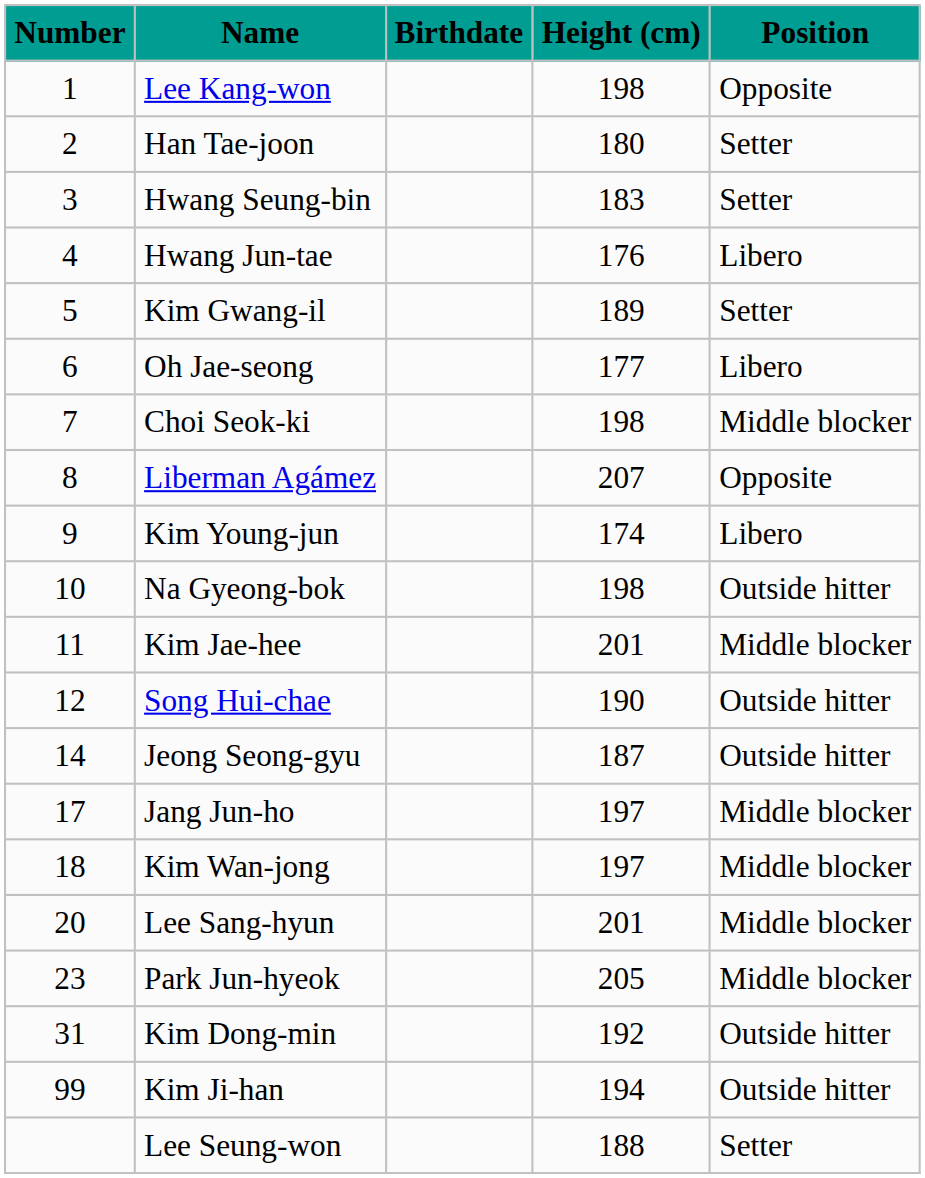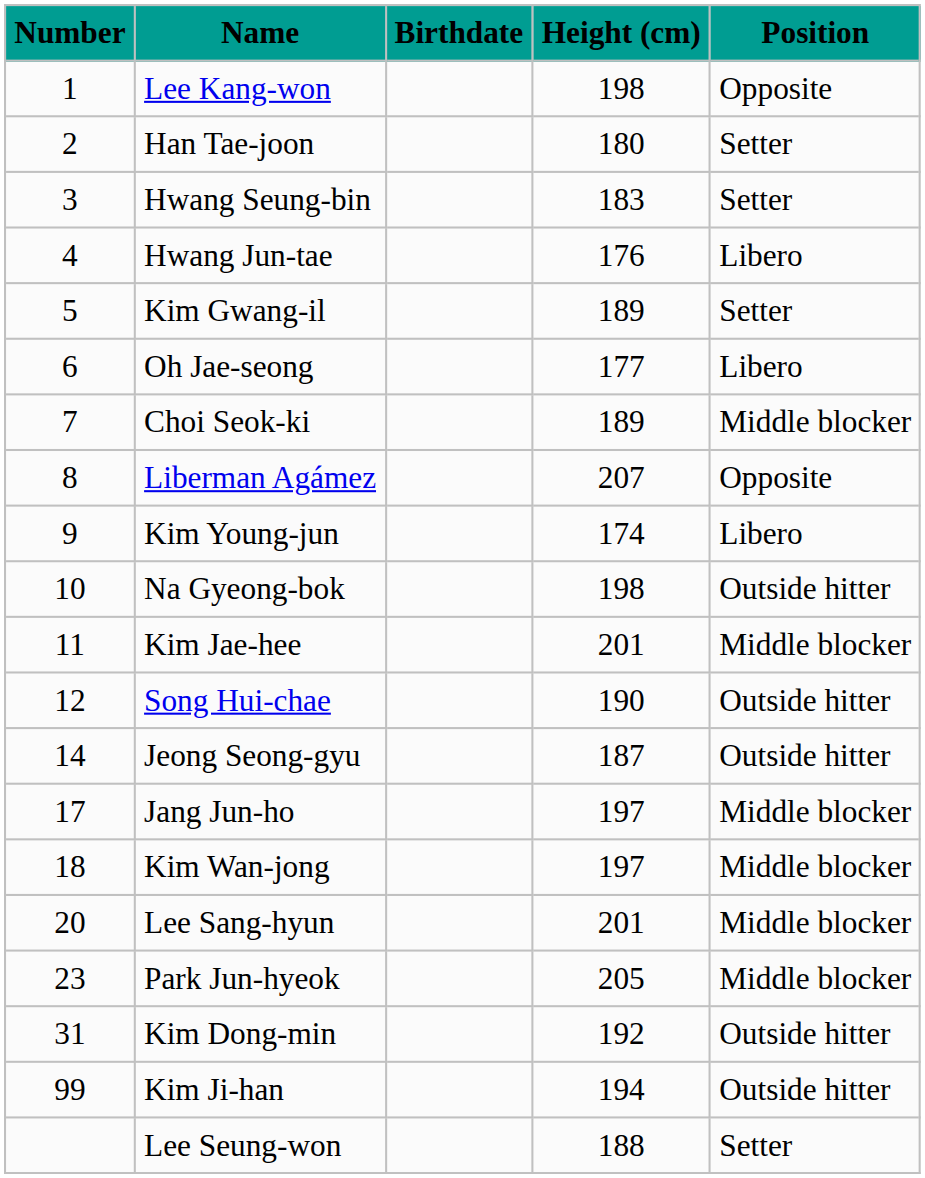(621, 421) 198 -> (621, 421) 189
